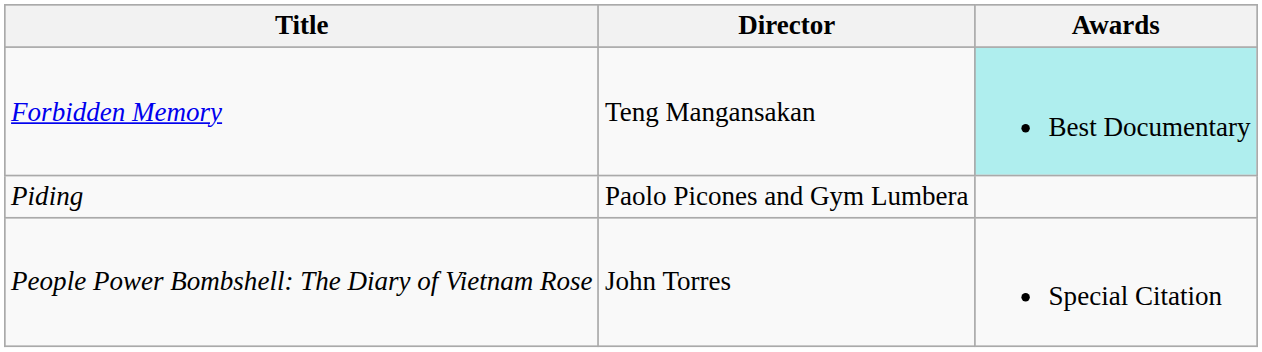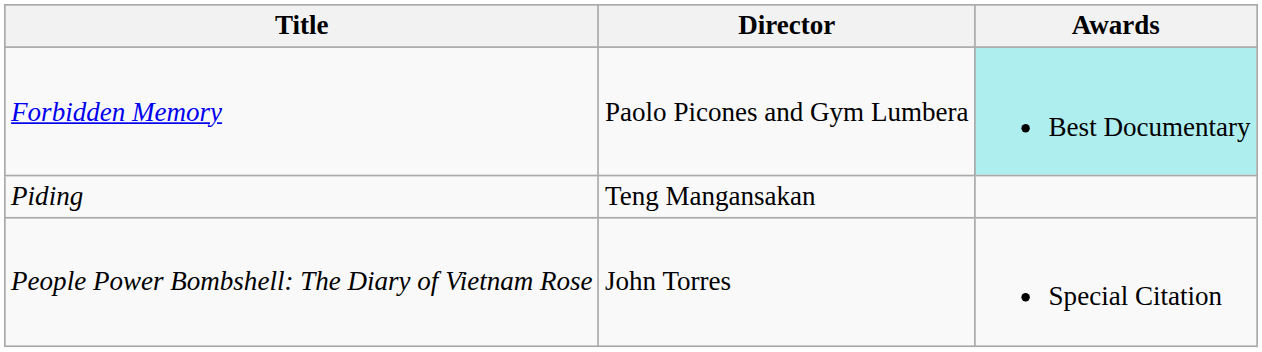(710, 111) Teng Mangansakan -> (787, 111) Paolo Picones and Gym Lumbera
(787, 196) Paolo Picones and Gym Lumbera -> (710, 196) Teng Mangansakan
